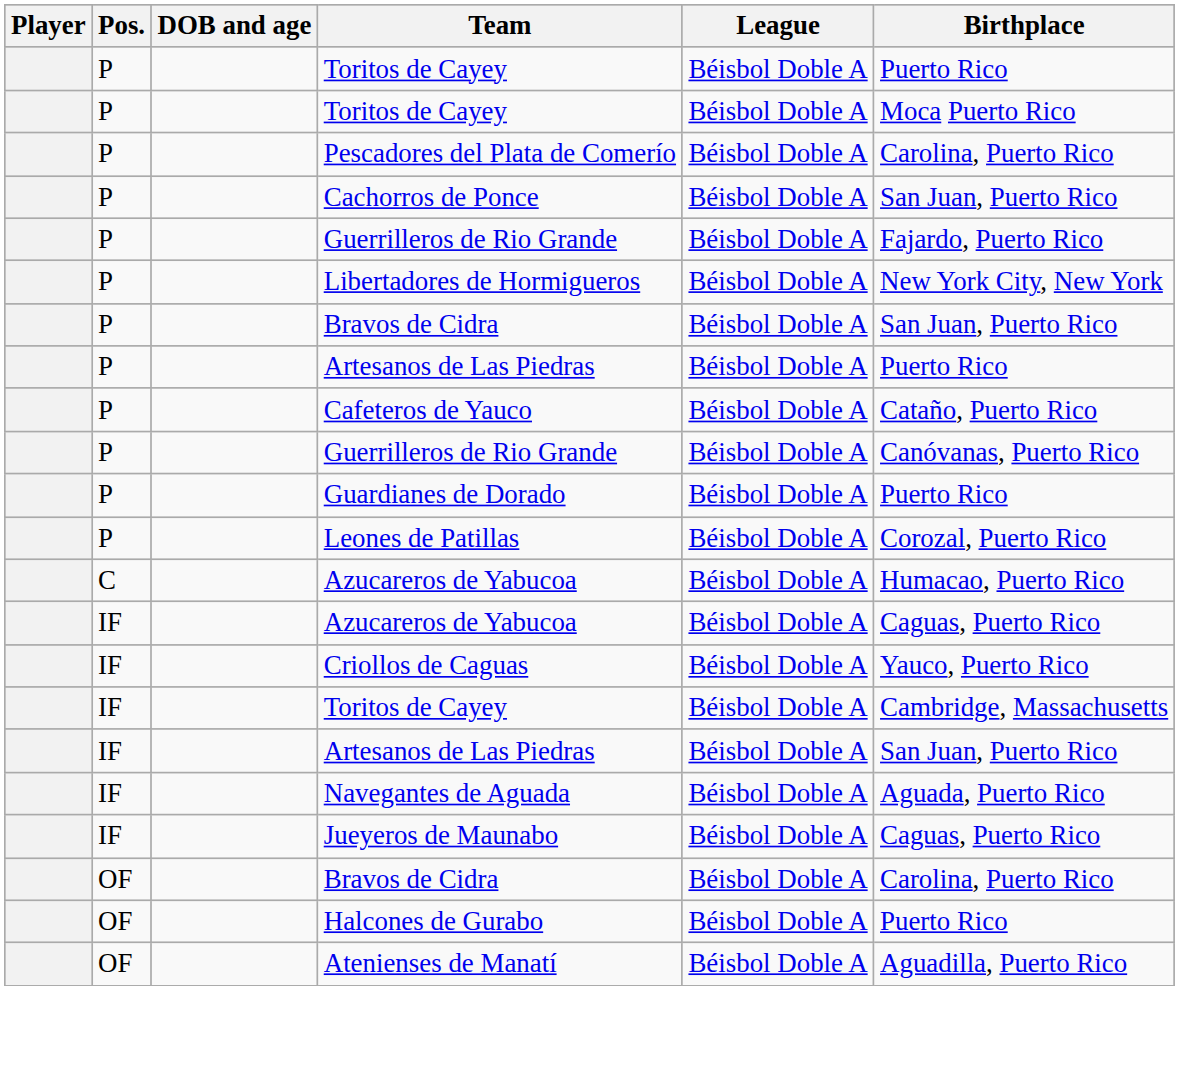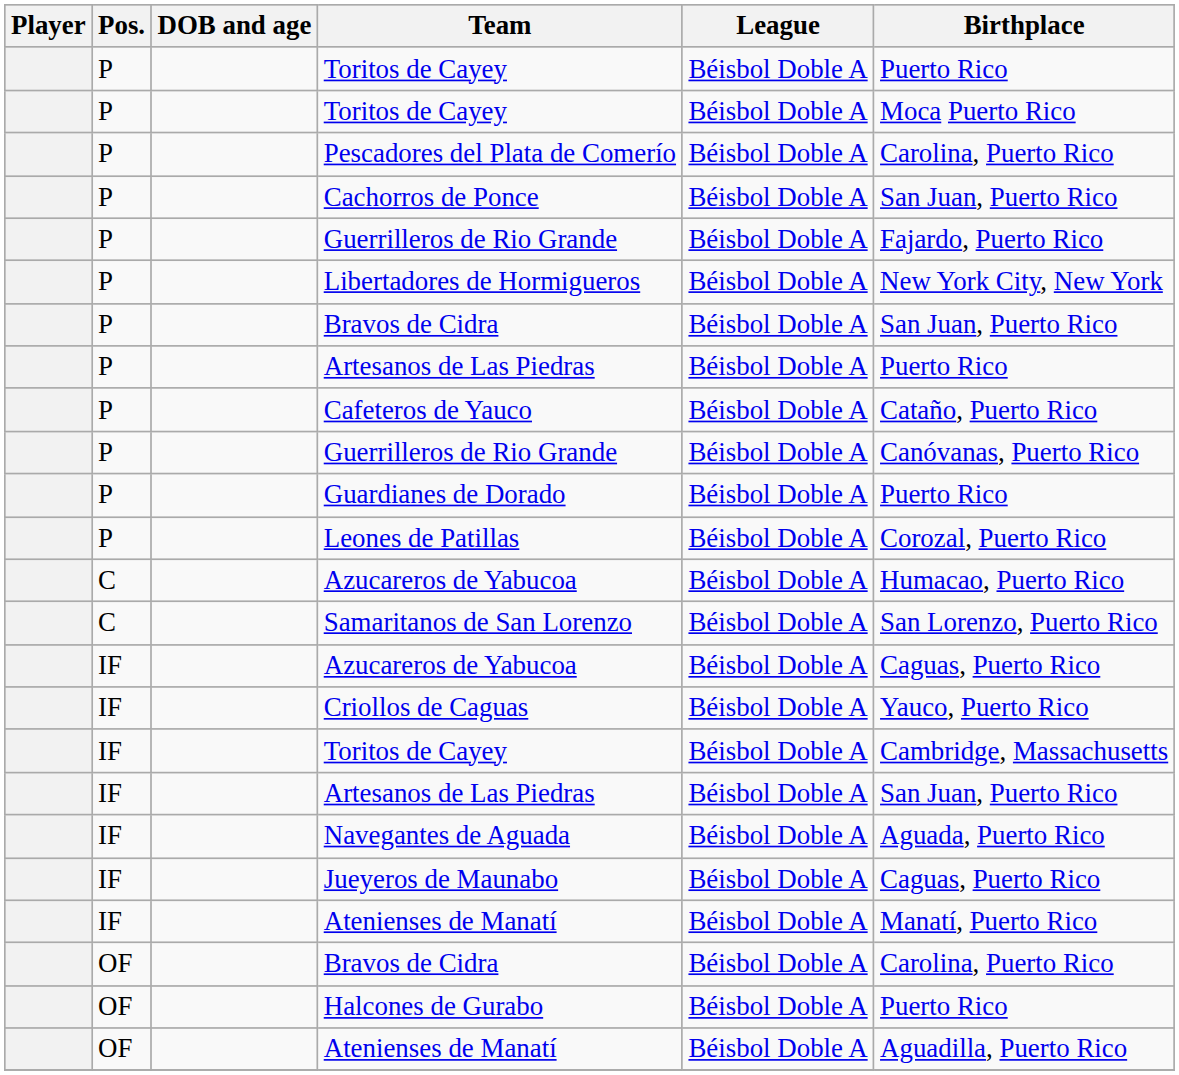+ row: (107, 622)
+ row: (110, 921)
